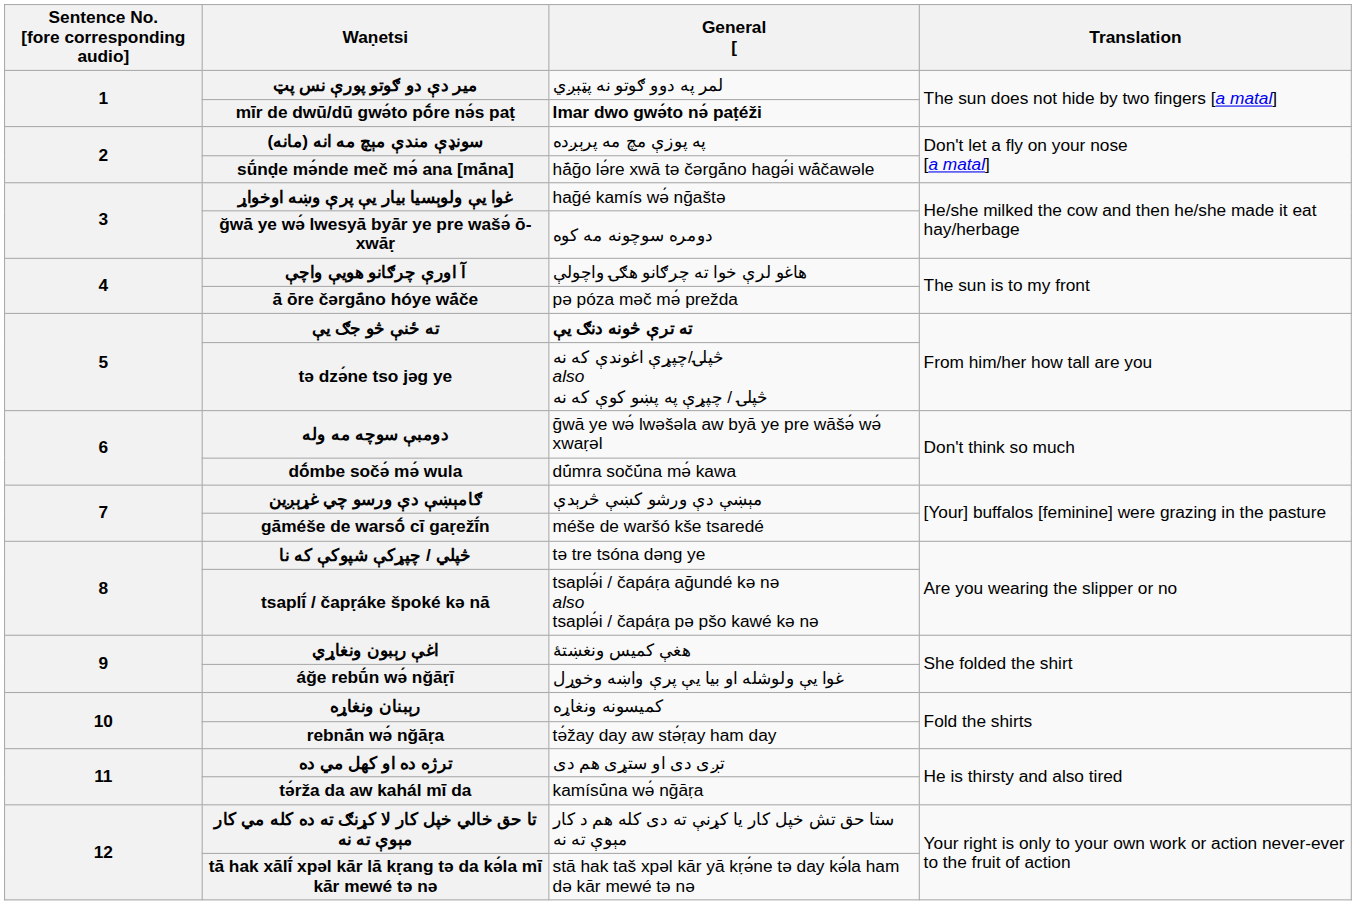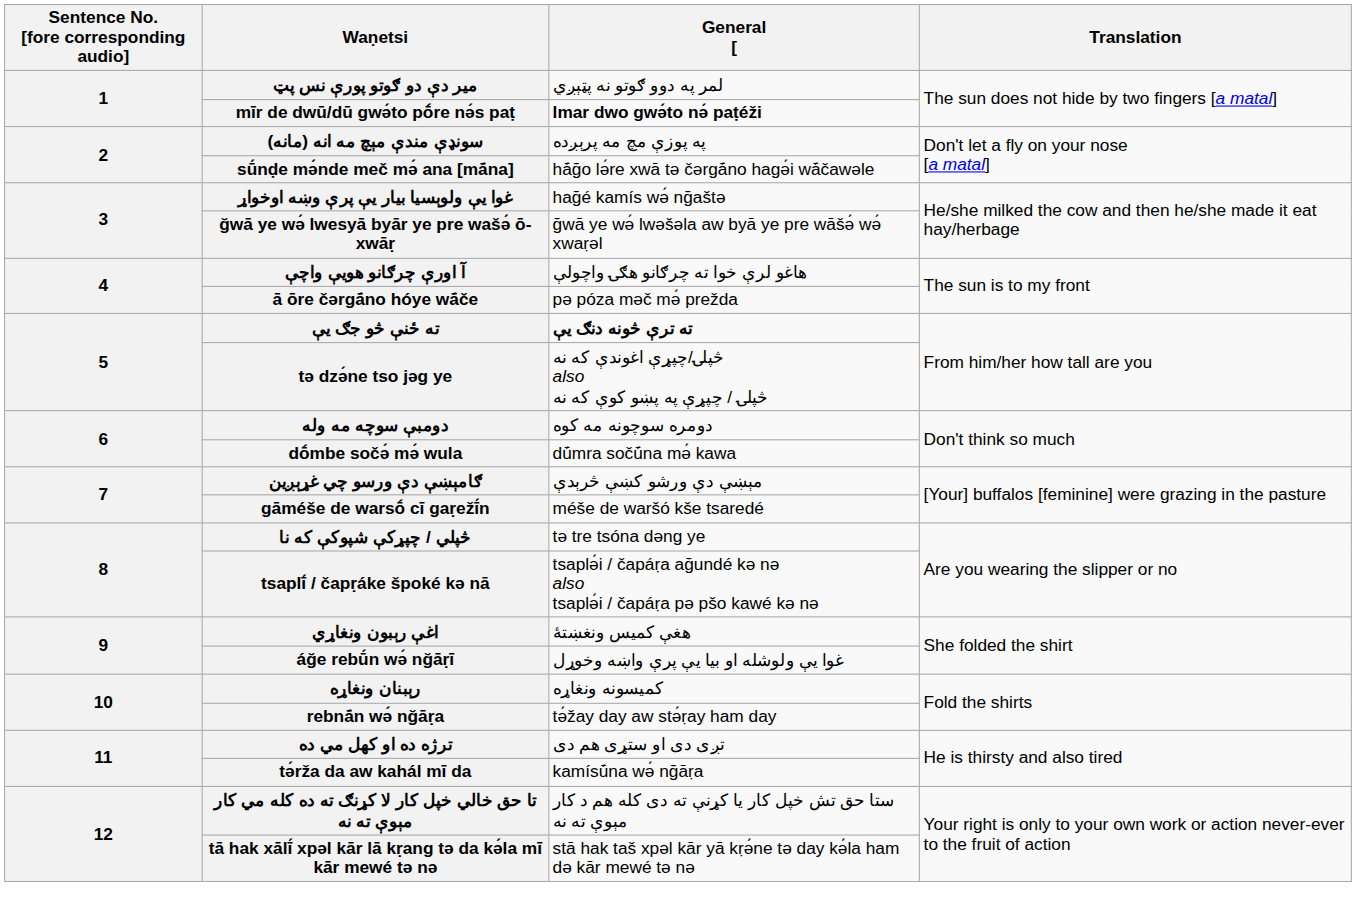(633, 235) دومره سوچونه مه کوه -> (717, 234) ğwā ye wə́ lwəšəla aw byā ye pre wāšə́ wə́ xwaṛəl
(717, 434) ğwā ye wə́ lwəšəla aw byā ye pre wāšə́ wə́ xwaṛəl -> (633, 425) دومره سوچونه مه کوه
